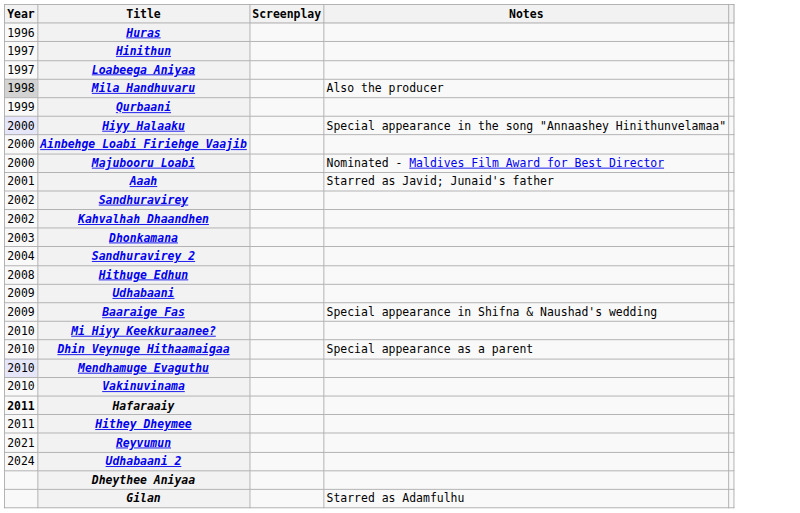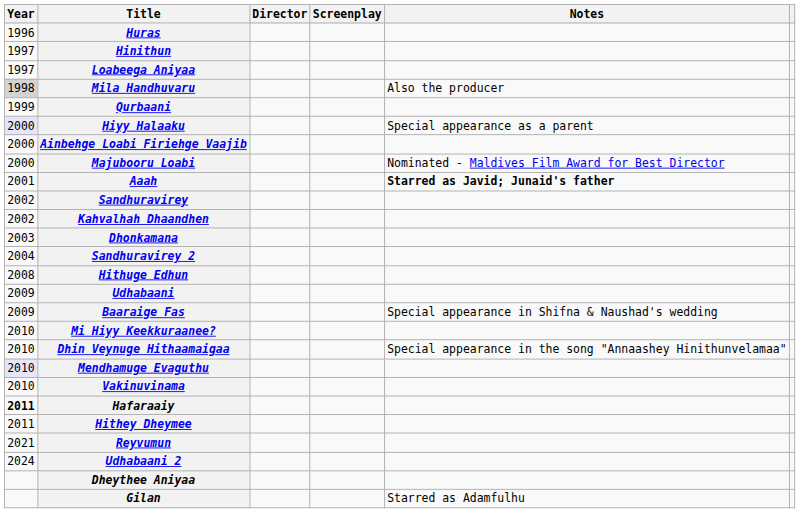+ column: (280, 14)
(526, 126) Special appearance in the song "Annaashey Hinithunvelamaa" -> (490, 126) Special appearance as a parent
(440, 182) normal -> (501, 182) bold
(430, 349) Special appearance as a parent -> (587, 349) Special appearance in the song "Annaashey Hinithunvelamaa"
